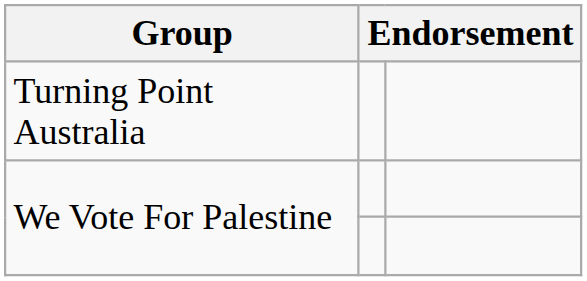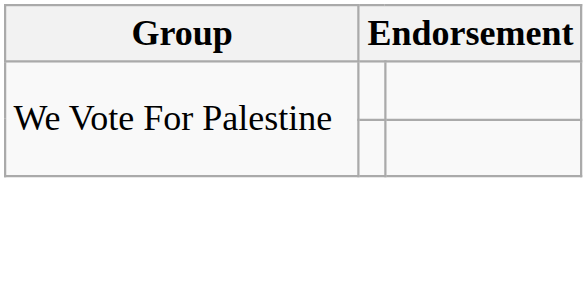- row: (113, 110)
